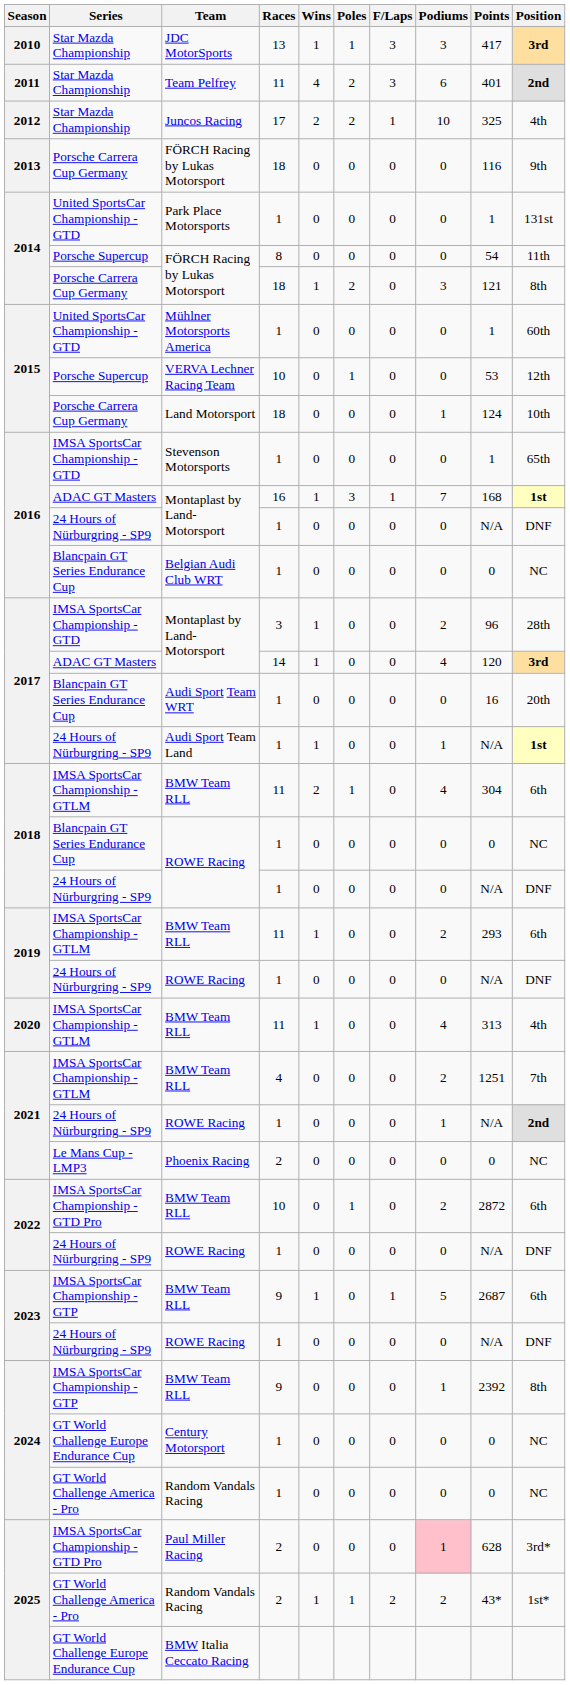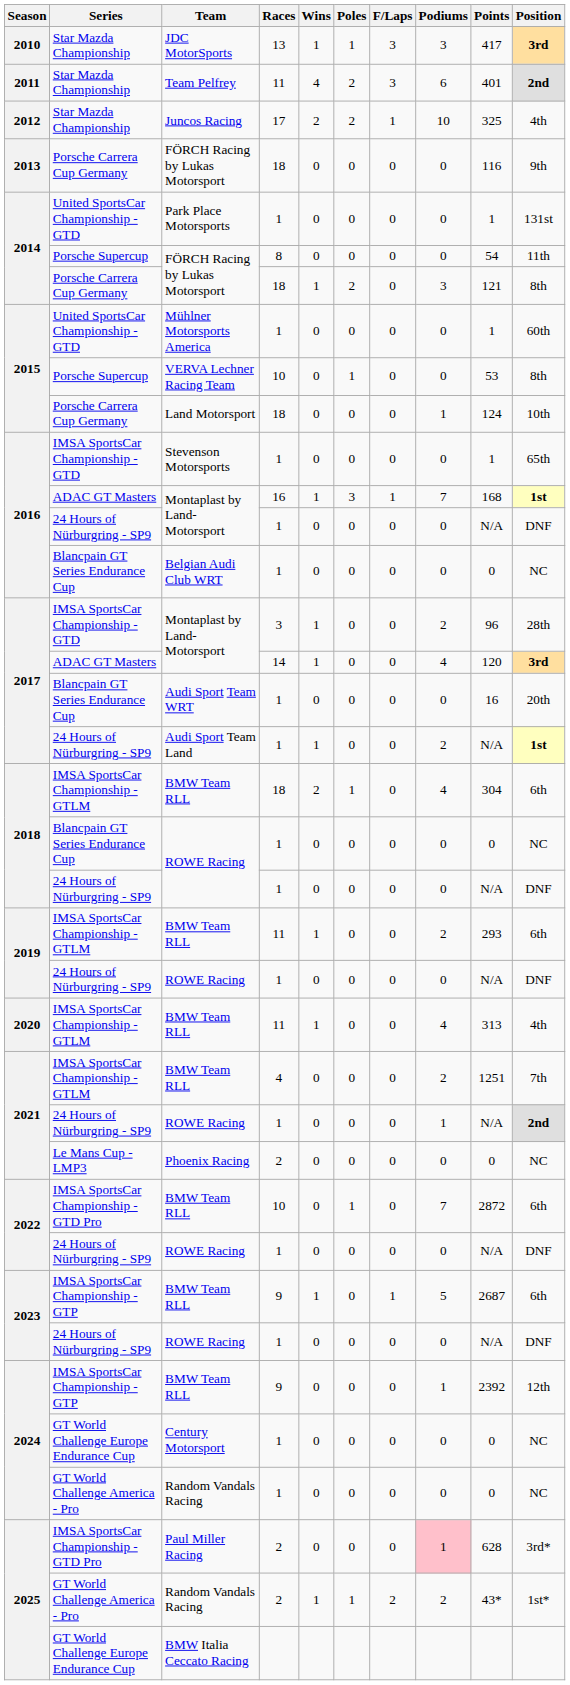(538, 376) 12th -> (538, 376) 8th
(443, 745) 1 -> (443, 745) 2
(279, 790) 11 -> (279, 790) 18
(443, 1206) 2 -> (443, 1206) 7
(538, 1387) 8th -> (538, 1387) 12th
